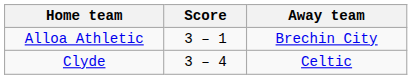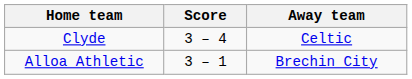rows swapped: (84, 62) <-> (84, 39)
